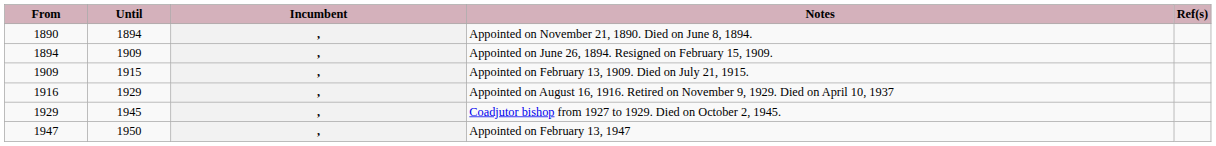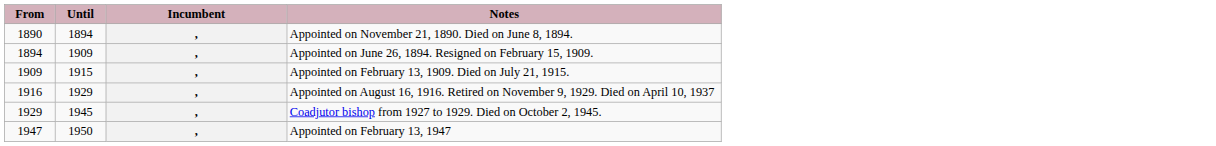- column: (1192, 14)
